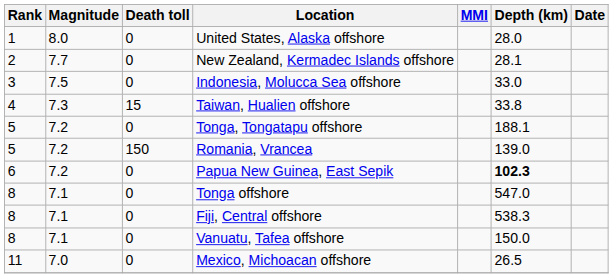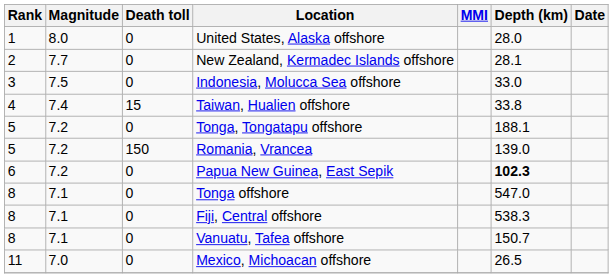(58, 104) 7.3 -> (58, 104) 7.4
(512, 238) 150.0 -> (512, 238) 150.7
